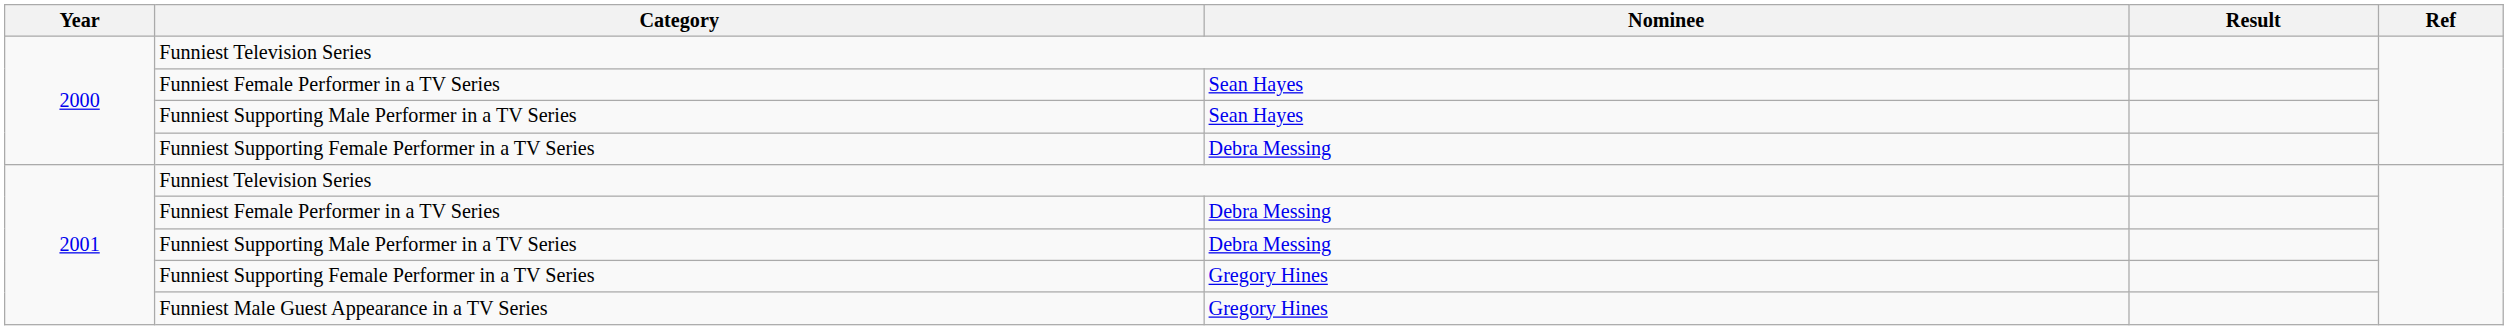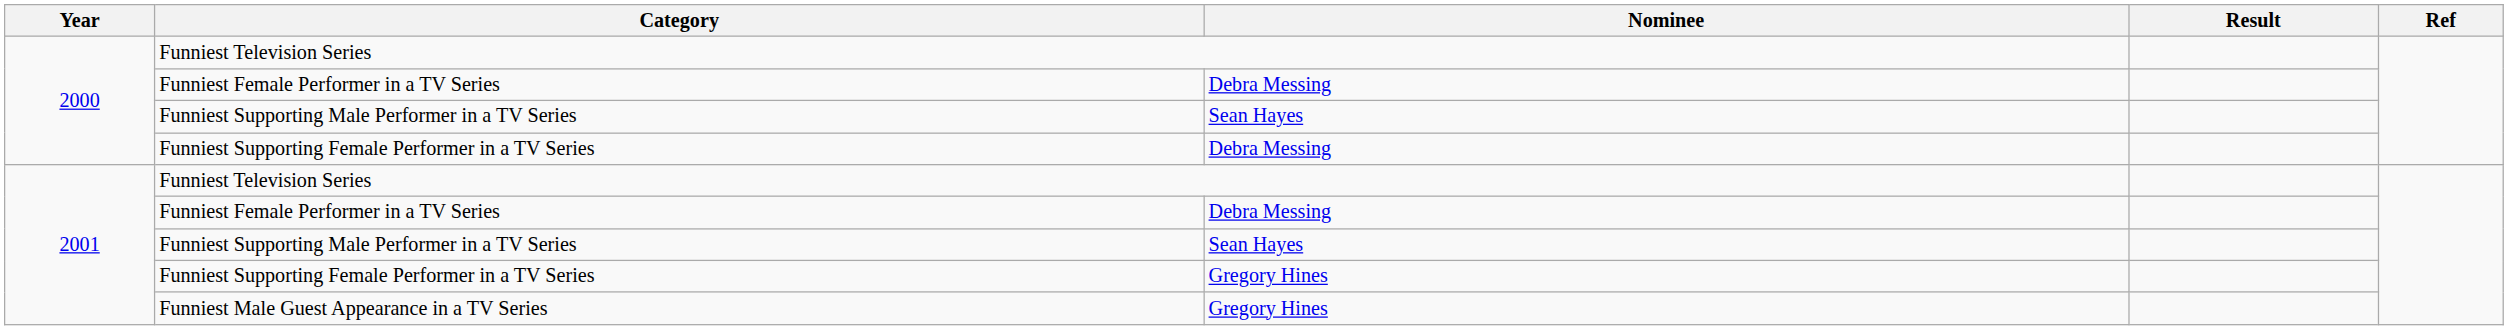(1256, 84) Sean Hayes -> (1270, 84) Debra Messing
(1270, 244) Debra Messing -> (1256, 244) Sean Hayes
